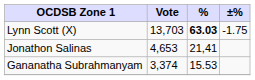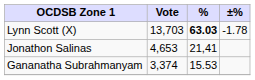(235, 30) -1.75 -> (235, 30) -1.78
